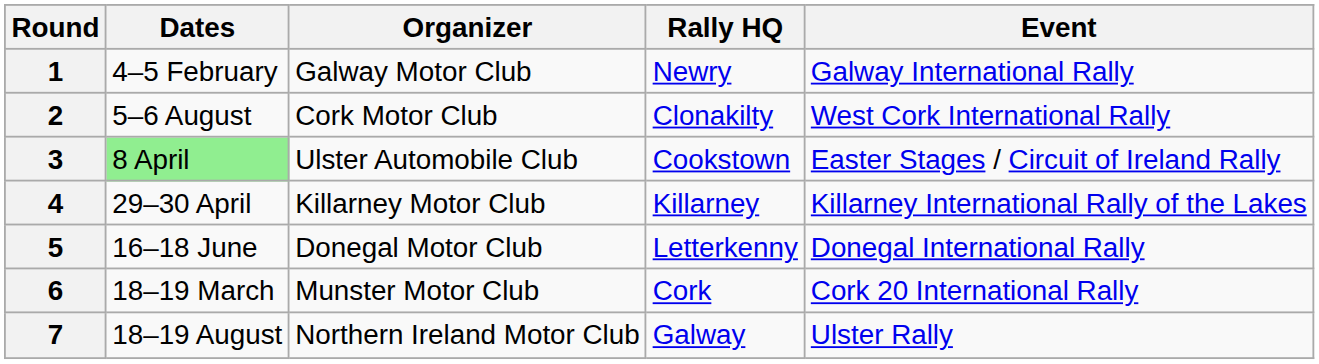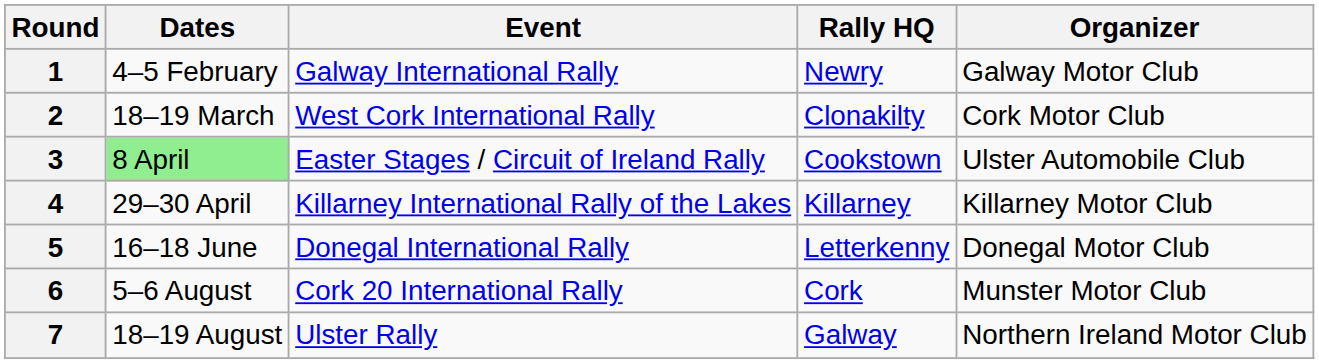columns swapped: (1059, 27) <-> (467, 27)
(182, 115) 5–6 August -> (193, 115) 18–19 March
(193, 291) 18–19 March -> (182, 291) 5–6 August
